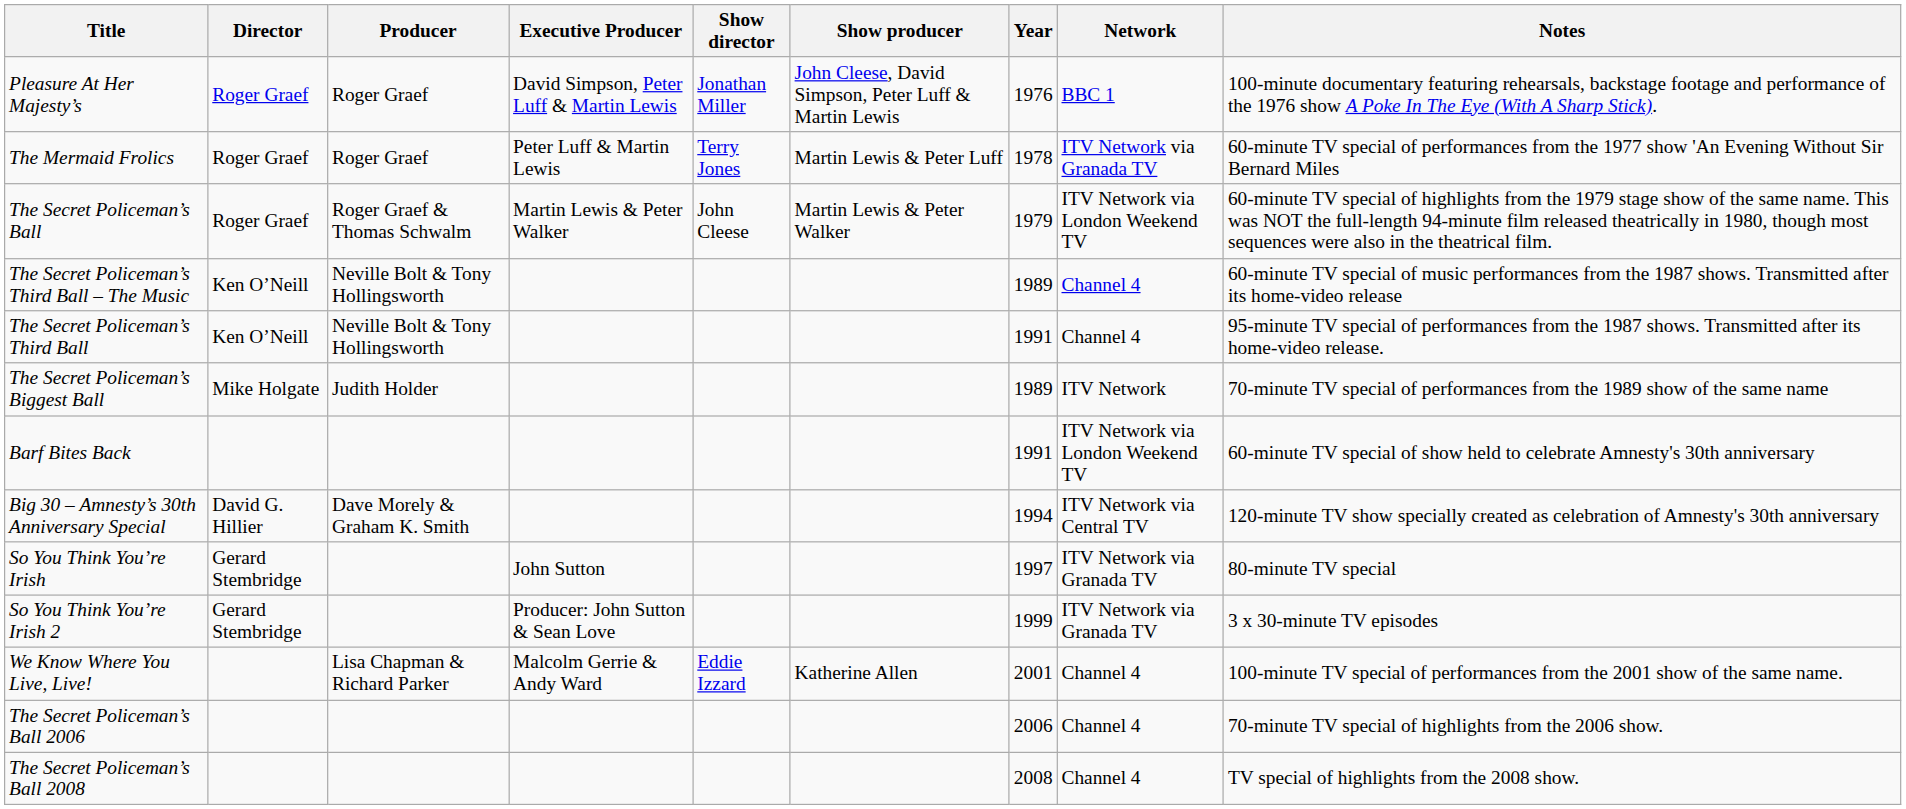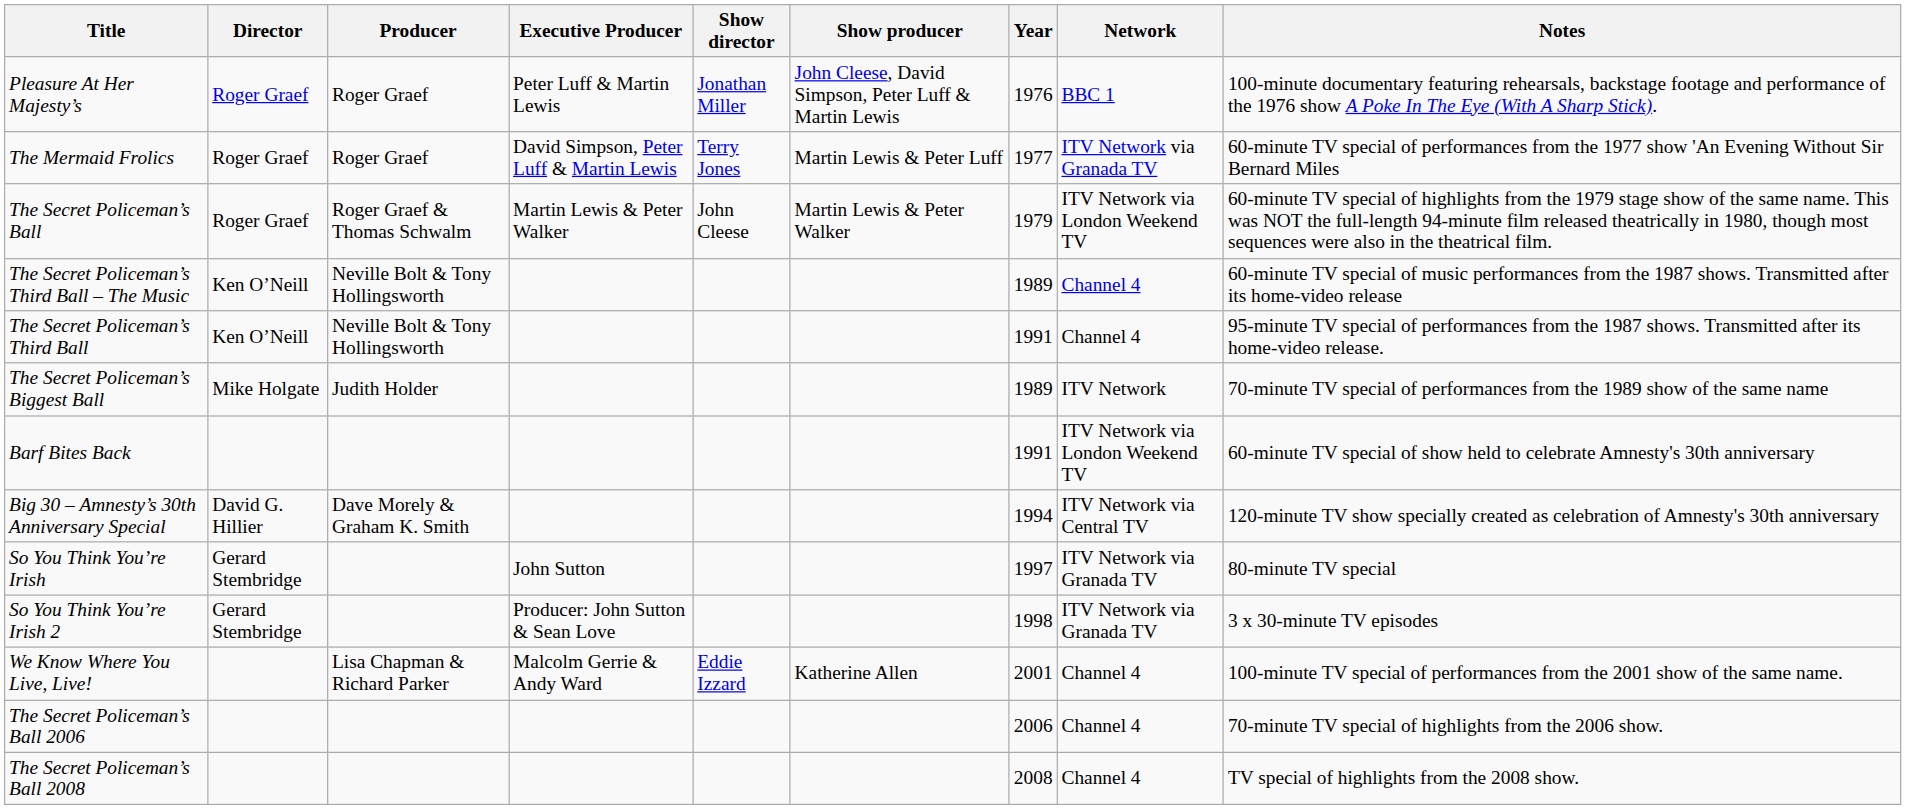(598, 94) David Simpson, Peter Luff & Martin Lewis -> (591, 94) Peter Luff & Martin Lewis
(591, 157) Peter Luff & Martin Lewis -> (598, 157) David Simpson, Peter Luff & Martin Lewis
(1033, 157) 1978 -> (1033, 157) 1977
(1033, 620) 1999 -> (1033, 620) 1998
